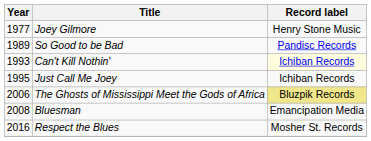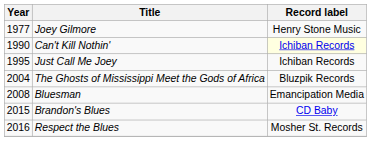- row: (79, 45)
(18, 62) 1993 -> (18, 45) 1990
(18, 95) 2006 -> (18, 78) 2004
(317, 95) khaki background -> (317, 78) no background
+ row: (72, 111)
